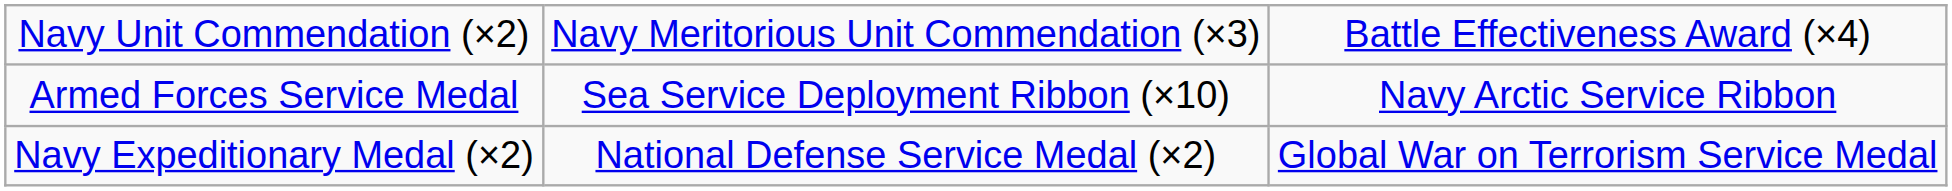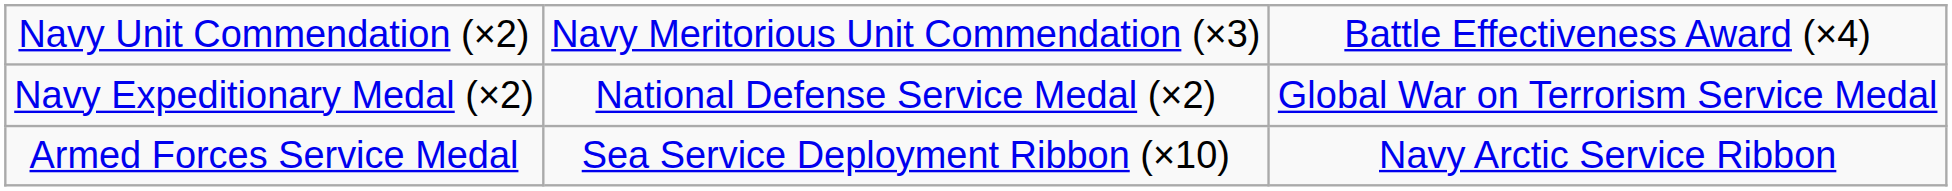rows swapped: (274, 154) <-> (274, 94)
